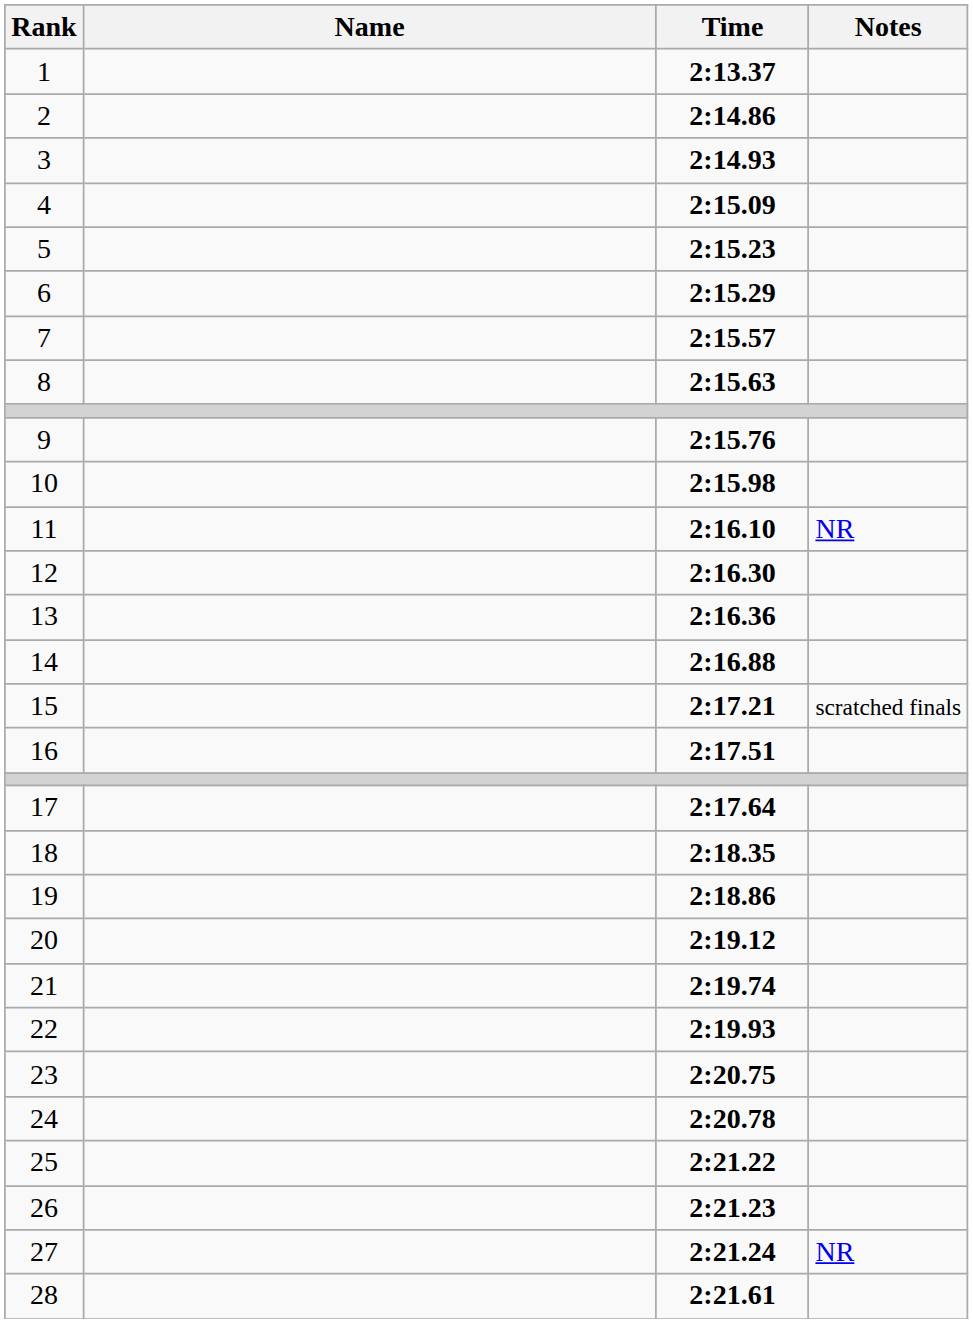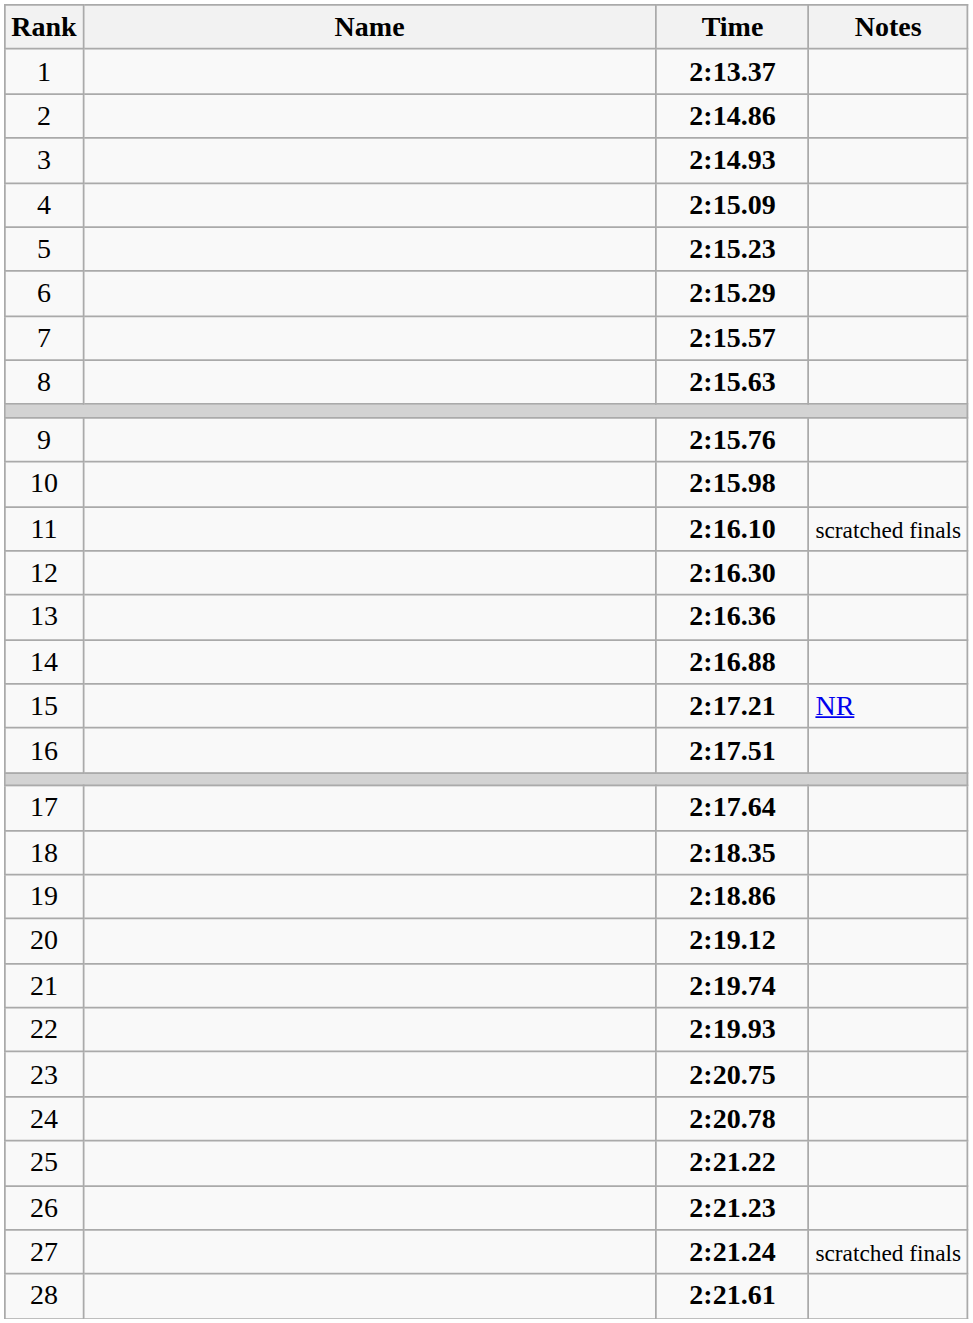(835, 528) NR -> (888, 529) scratched finals
(888, 707) scratched finals -> (835, 705) NR
(835, 1251) NR -> (888, 1253) scratched finals
